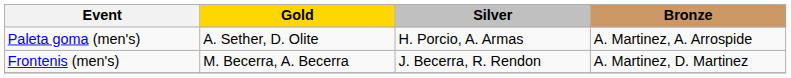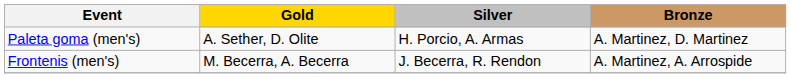(673, 38) A. Martinez, A. Arrospide -> (671, 38) A. Martinez, D. Martinez
(671, 61) A. Martinez, D. Martinez -> (673, 61) A. Martinez, A. Arrospide
